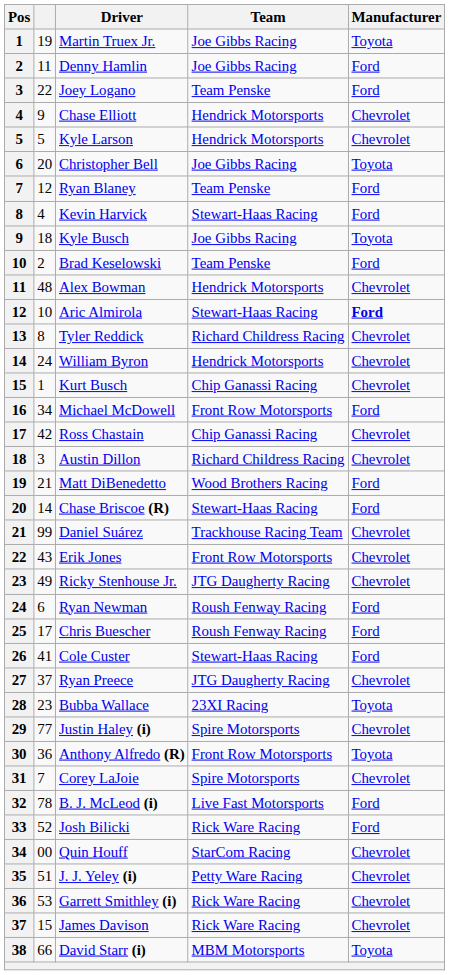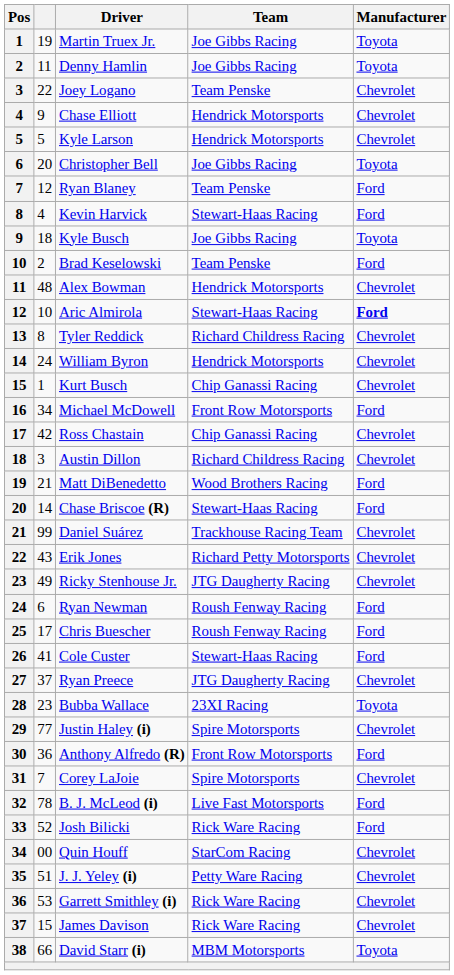(366, 66) Ford -> (377, 66) Toyota
(366, 90) Ford -> (386, 90) Chevrolet
(262, 557) Front Row Motorsports -> (271, 557) Richard Petty Motorsports
(372, 753) Toyota -> (371, 753) Ford
